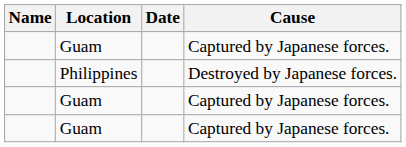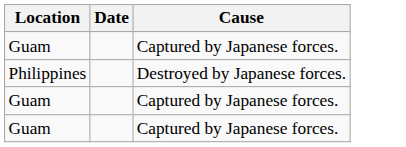- column: (30, 18)
